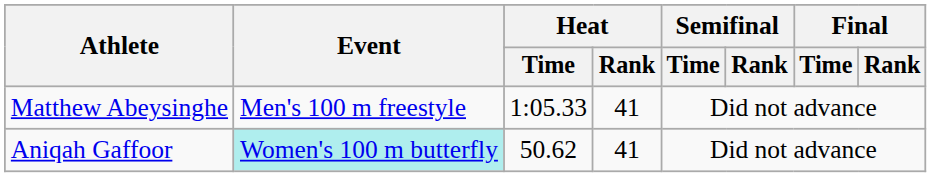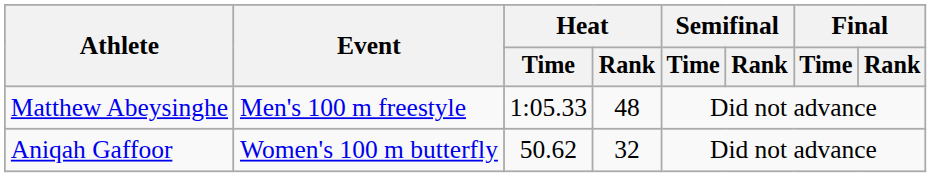(627, 107) 41 -> (627, 107) 48
(369, 149) paleturquoise background -> (369, 149) no background
(627, 149) 41 -> (627, 149) 32
